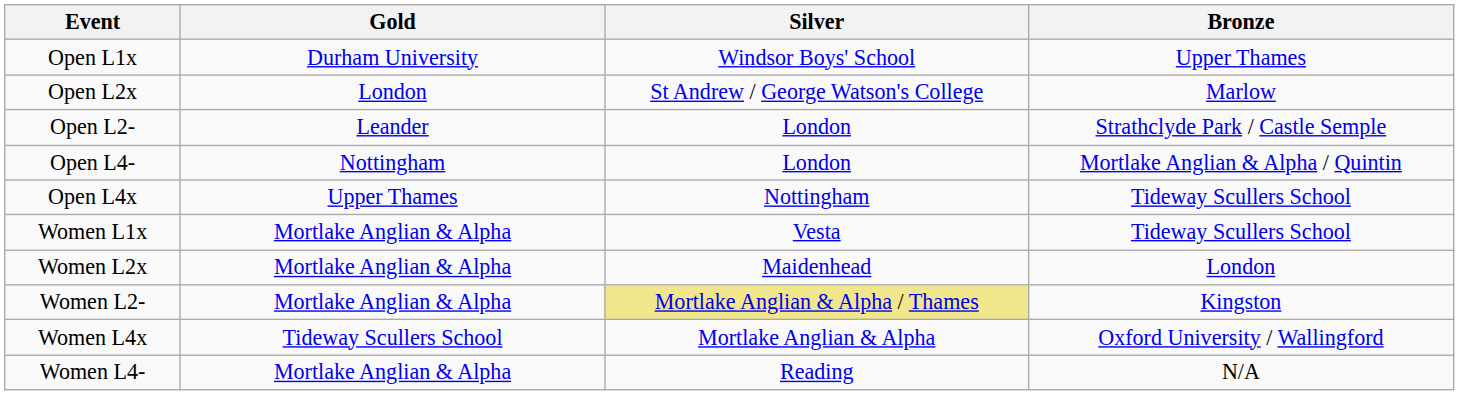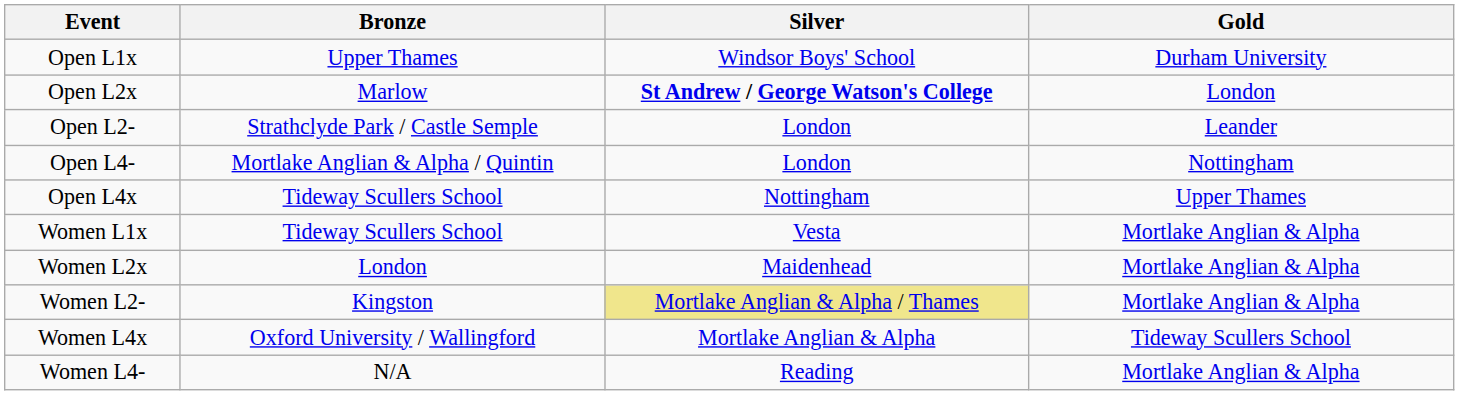columns swapped: (393, 22) <-> (1241, 22)
(817, 92) normal -> (817, 92) bold
